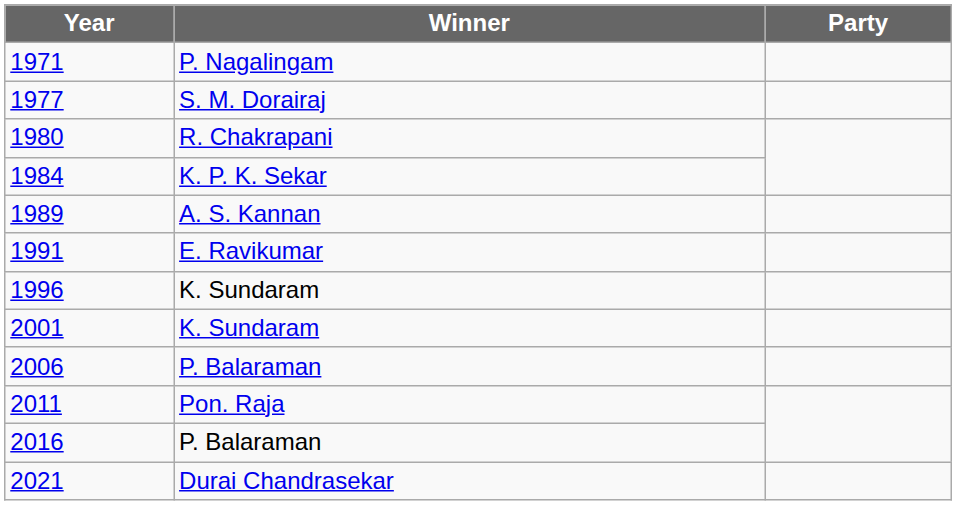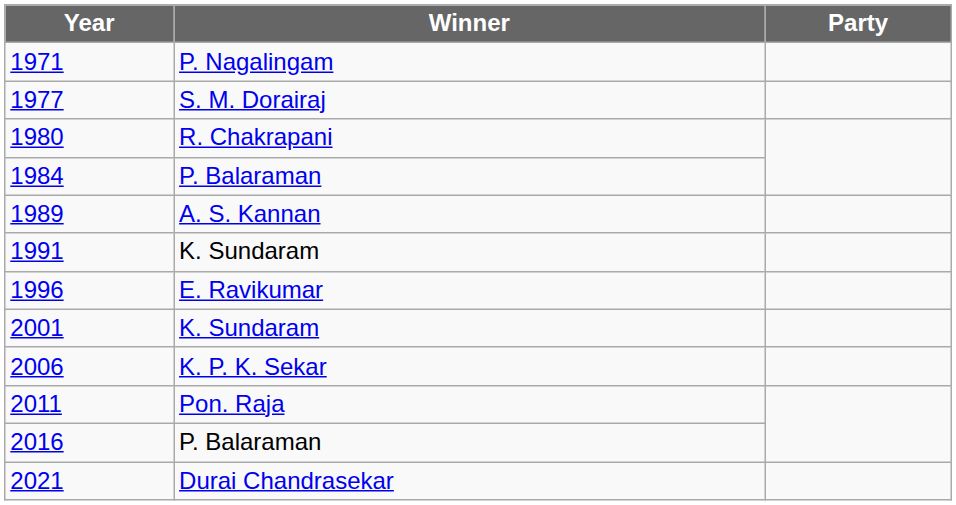(253, 175) K. P. K. Sekar -> (250, 175) P. Balaraman
(251, 251) E. Ravikumar -> (249, 251) K. Sundaram
(249, 289) K. Sundaram -> (251, 289) E. Ravikumar
(250, 366) P. Balaraman -> (253, 366) K. P. K. Sekar
